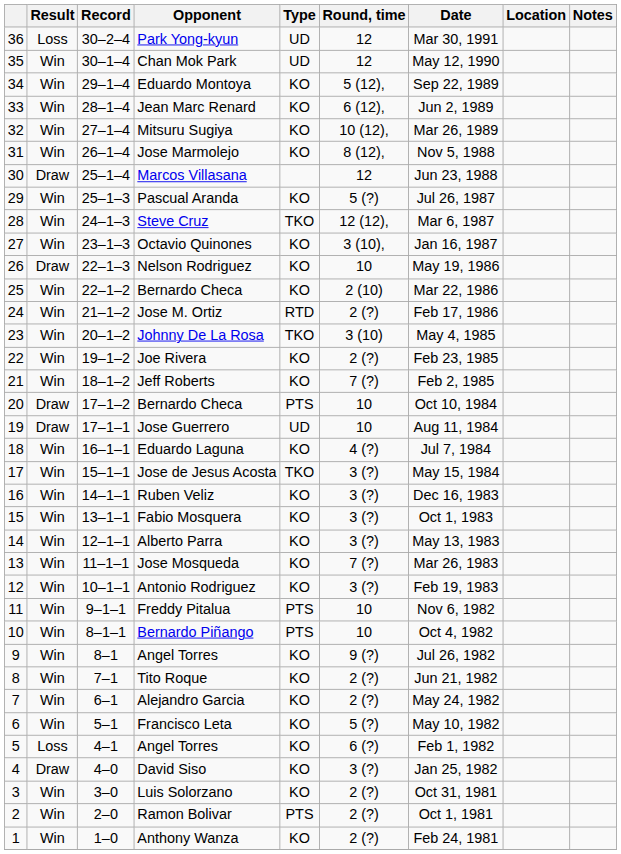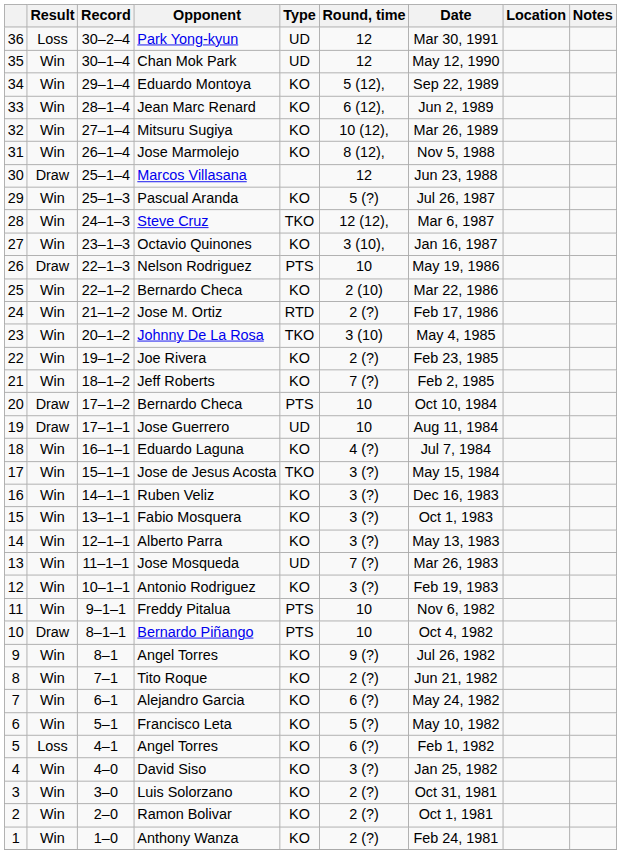(300, 267) KO -> (300, 267) PTS
(300, 564) KO -> (300, 564) UD
(52, 632) Win -> (52, 632) Draw
(364, 701) 2 (?) -> (364, 701) 6 (?)
(52, 769) Draw -> (52, 769) Win
(300, 815) PTS -> (300, 815) KO
